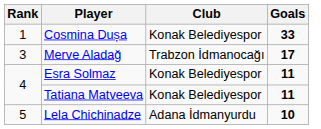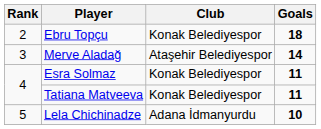- row: (85, 34)
+ row: (76, 34)
(207, 54) Trabzon İdmanocağı -> (210, 54) Ataşehir Belediyespor
(288, 54) 17 -> (295, 54) 14
